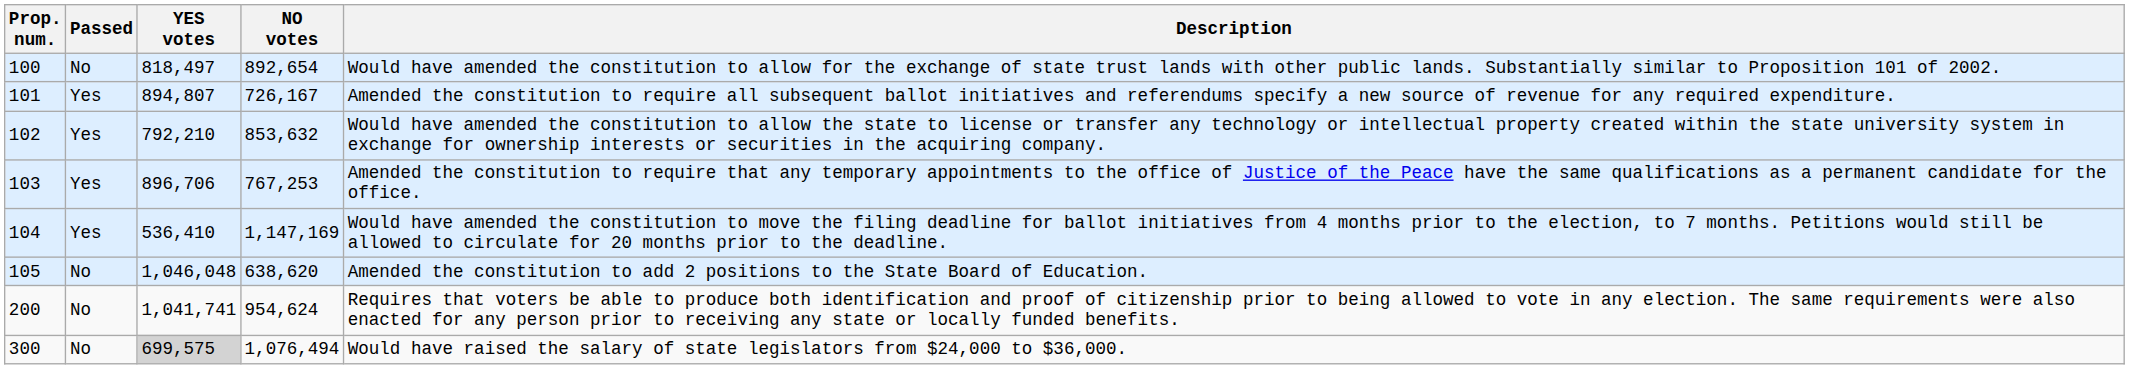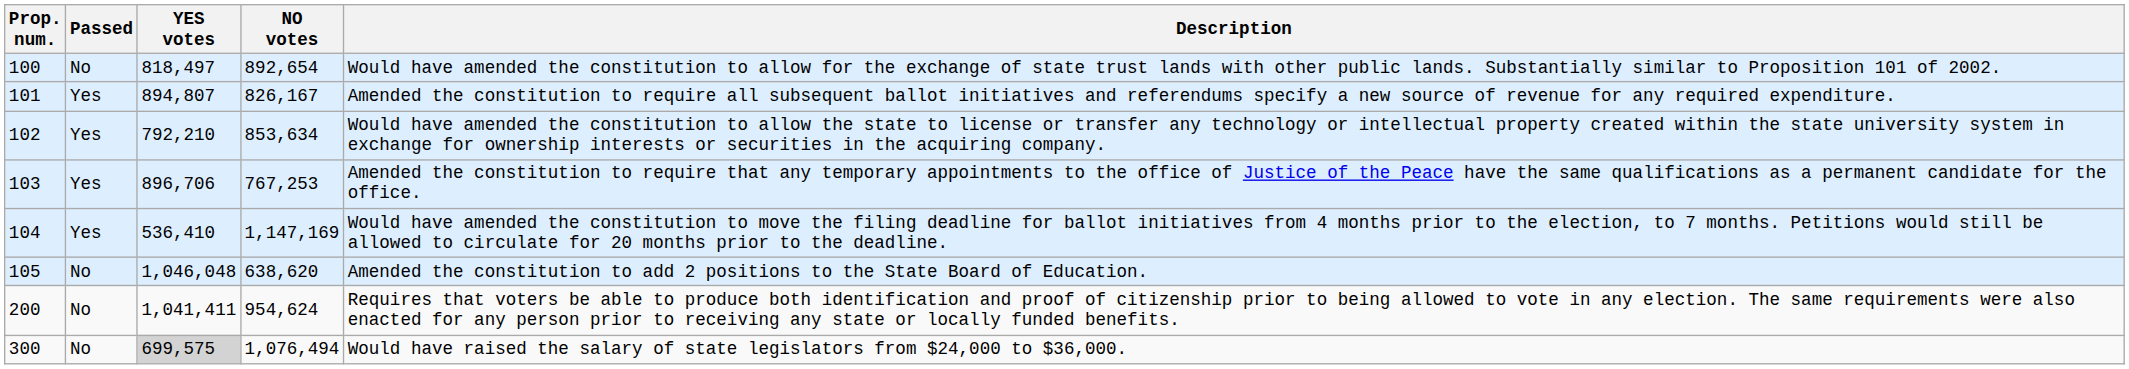(281, 96) 726,167 -> (281, 96) 826,167
(281, 135) 853,632 -> (281, 135) 853,634
(189, 310) 1,041,741 -> (189, 310) 1,041,411
